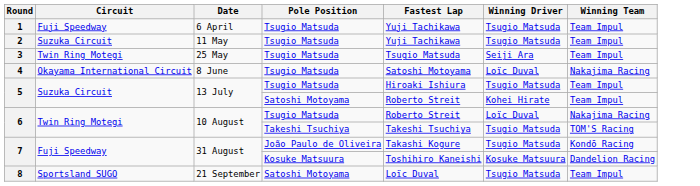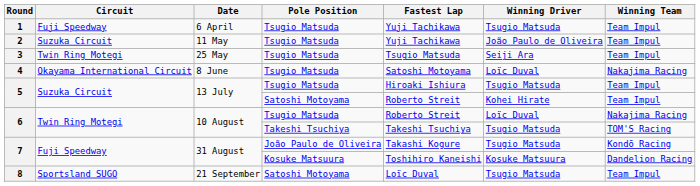(523, 41) Tsugio Matsuda -> (544, 41) João Paulo de Oliveira
